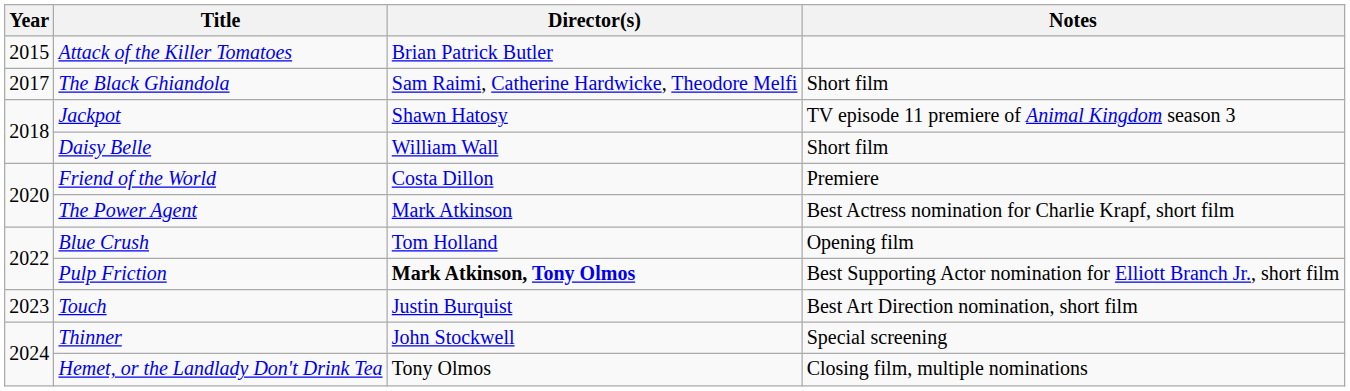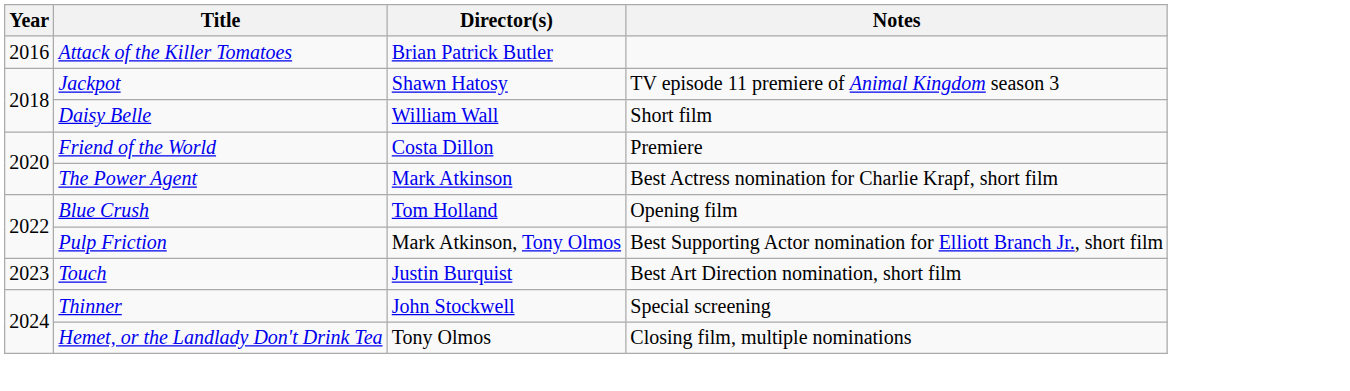(29, 52) 2015 -> (29, 52) 2016
- row: (144, 83)
(513, 274) bold -> (506, 242) normal
